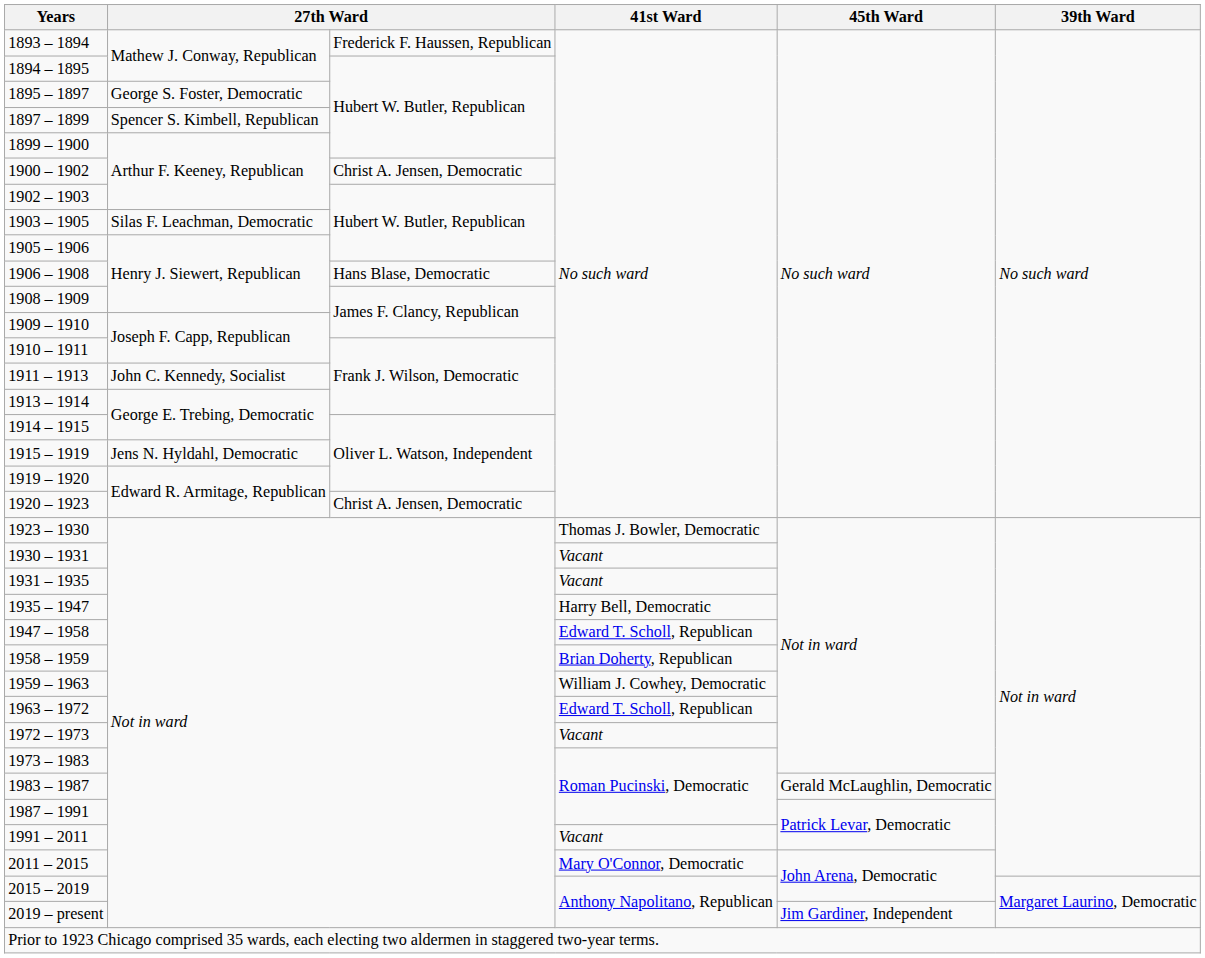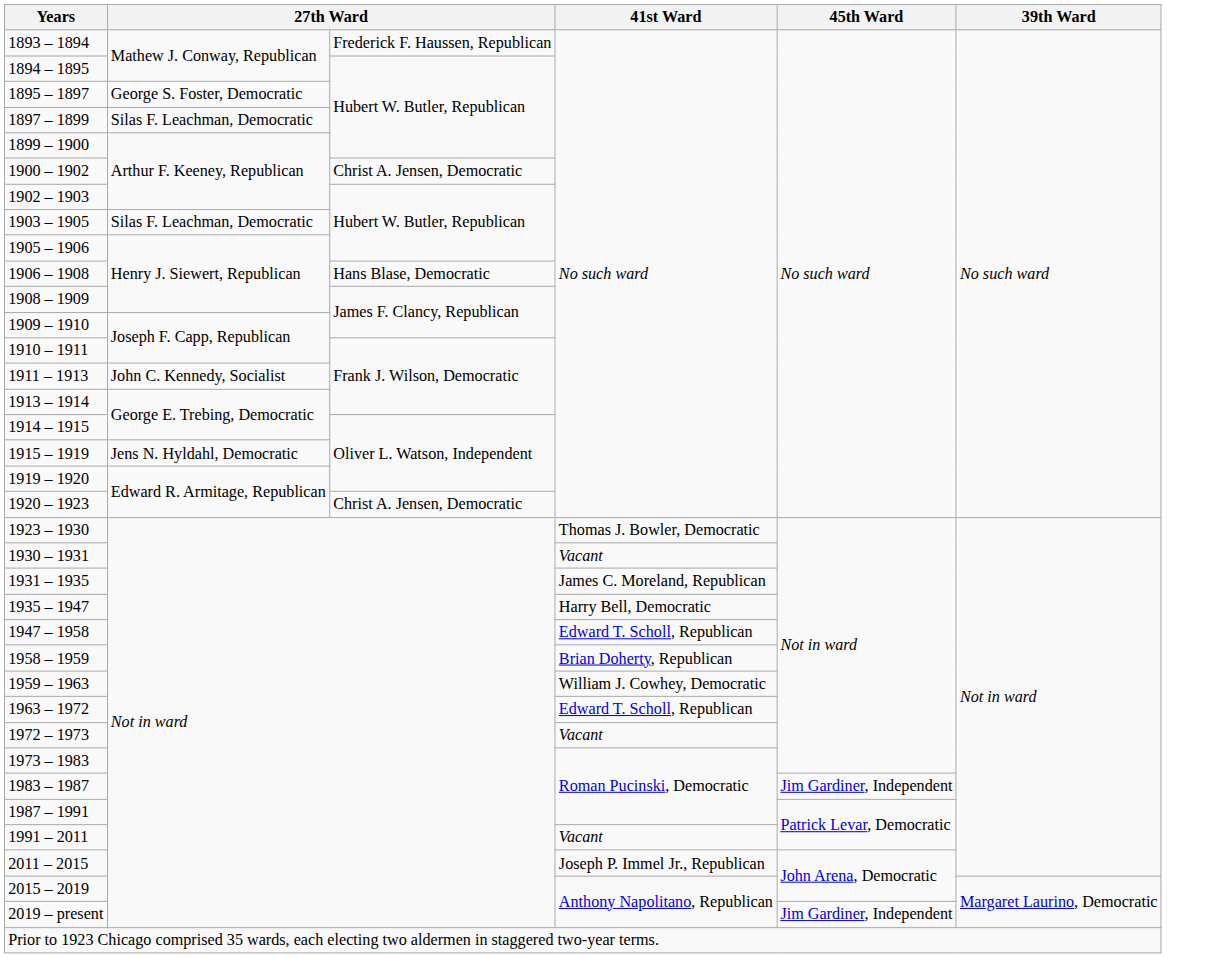(215, 119) Spencer S. Kimbell, Republican -> (212, 119) Silas F. Leachman, Democratic
(581, 581) Vacant -> (662, 581) James C. Moreland, Republican
(886, 786) Gerald McLaughlin, Democratic -> (866, 786) Jim Gardiner, Independent
(651, 863) Mary O'Connor, Democratic -> (662, 863) Joseph P. Immel Jr., Republican
